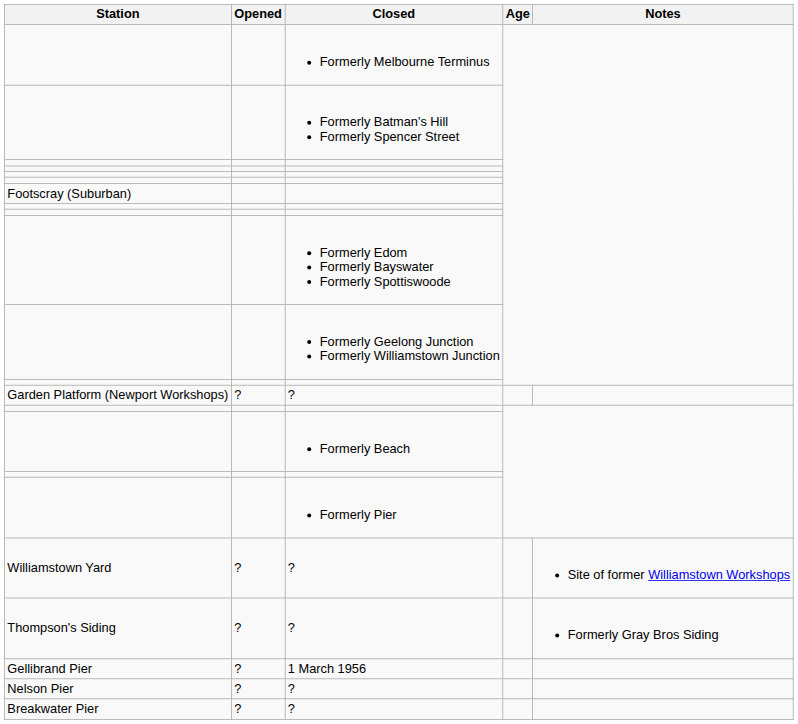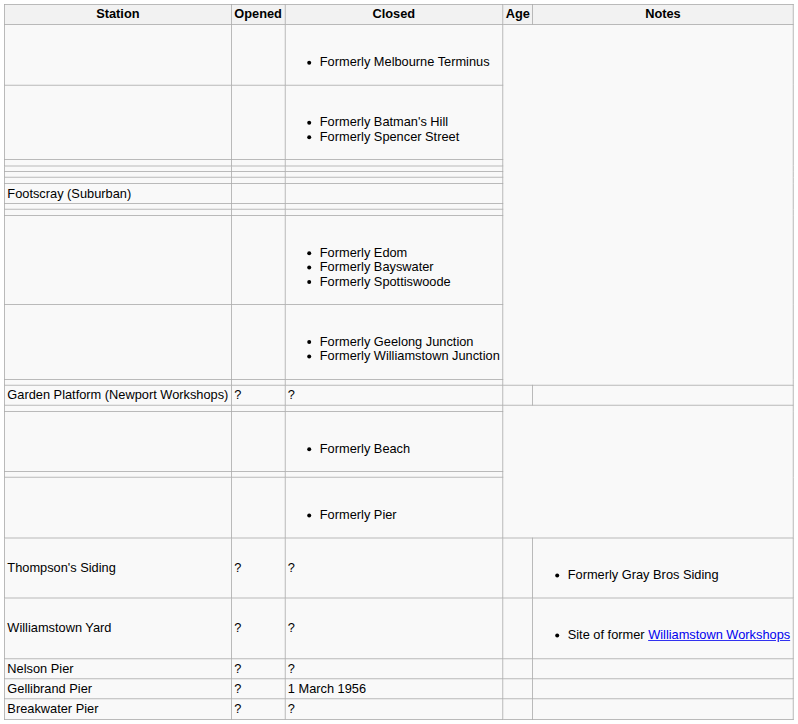rows swapped: (59, 568) <-> (62, 628)
rows swapped: (40, 688) <-> (50, 668)
